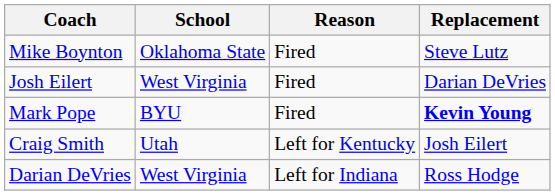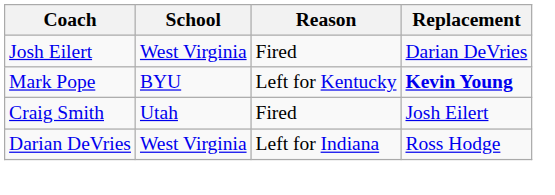- row: (66, 50)
(295, 112) Fired -> (326, 81) Left for Kentucky
(345, 143) Left for Kentucky -> (276, 112) Fired
